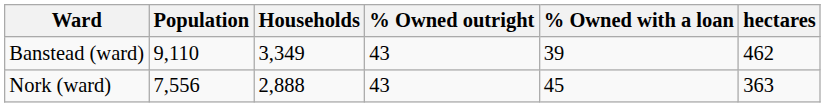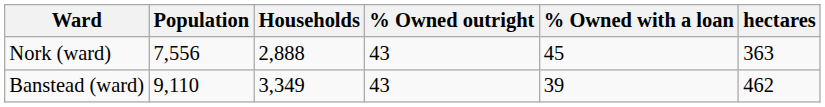rows swapped: (77, 53) <-> (60, 85)
